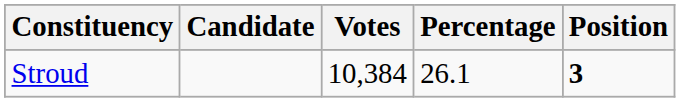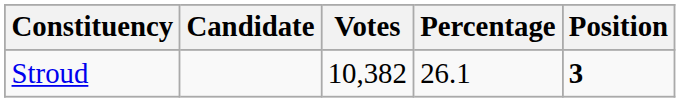(367, 73) 10,384 -> (367, 73) 10,382
